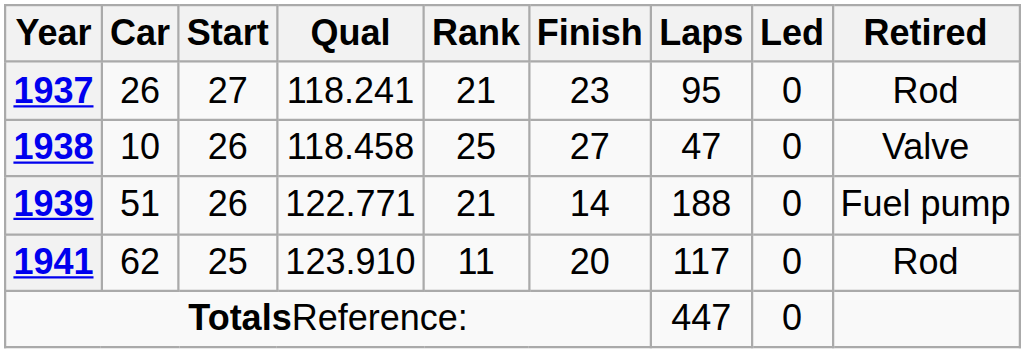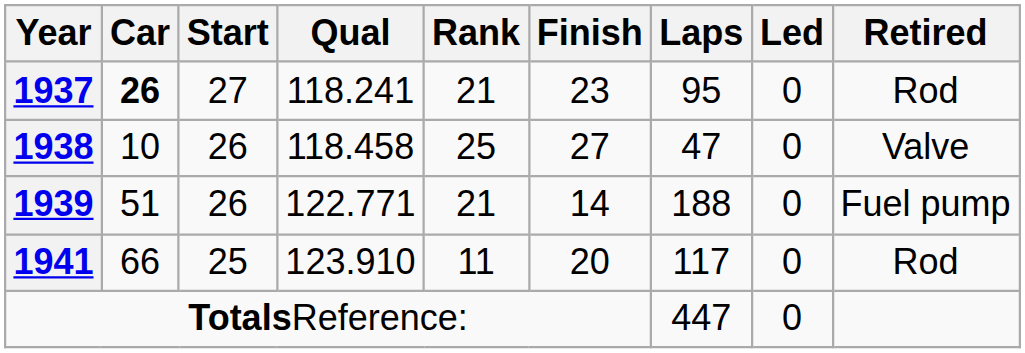(140, 90) normal -> (140, 90) bold
(140, 261) 62 -> (140, 261) 66
